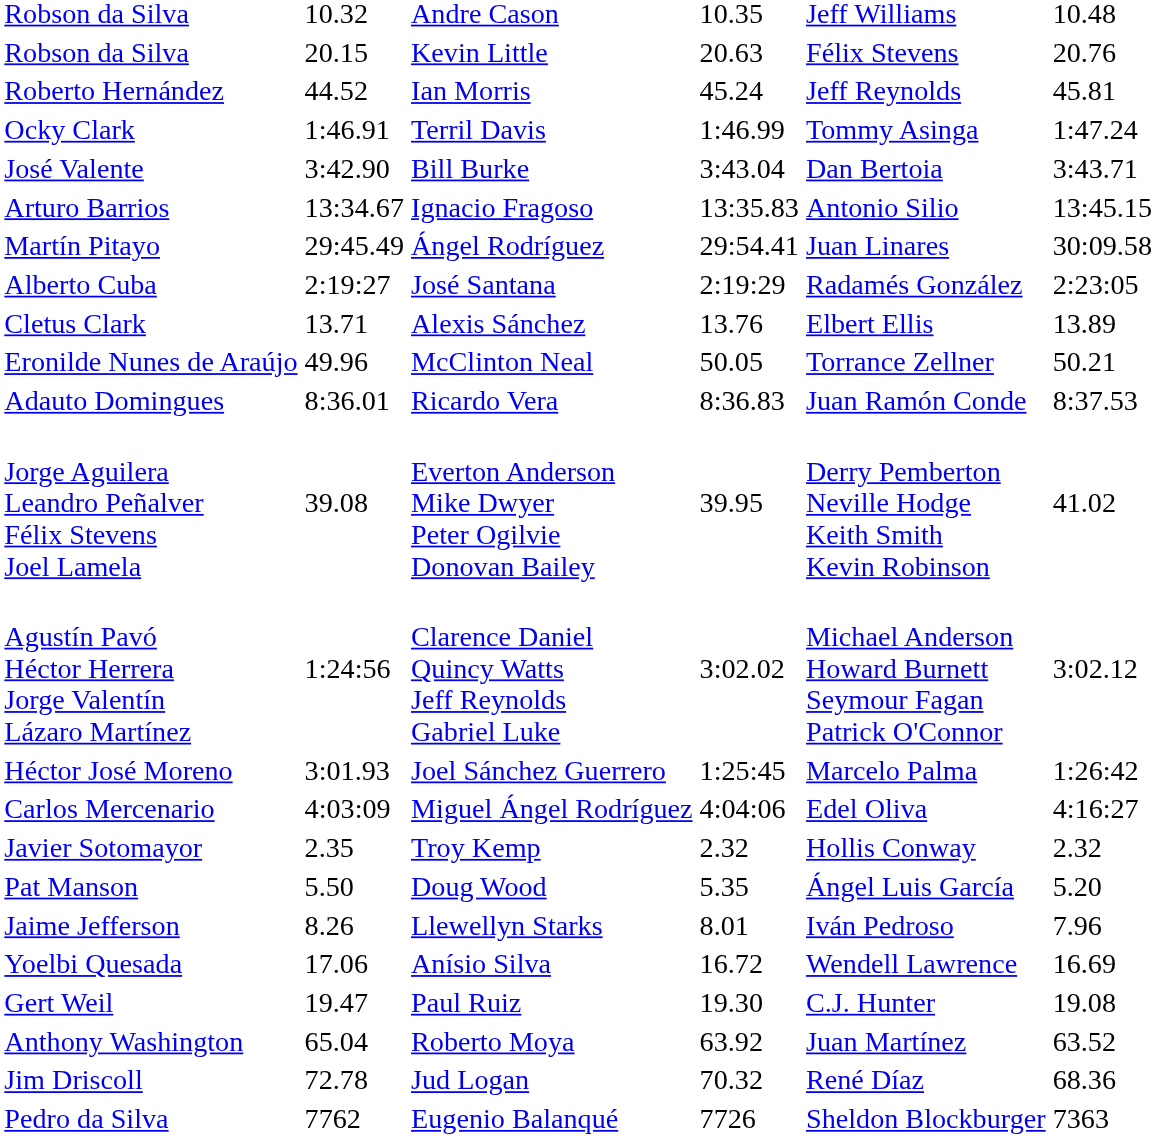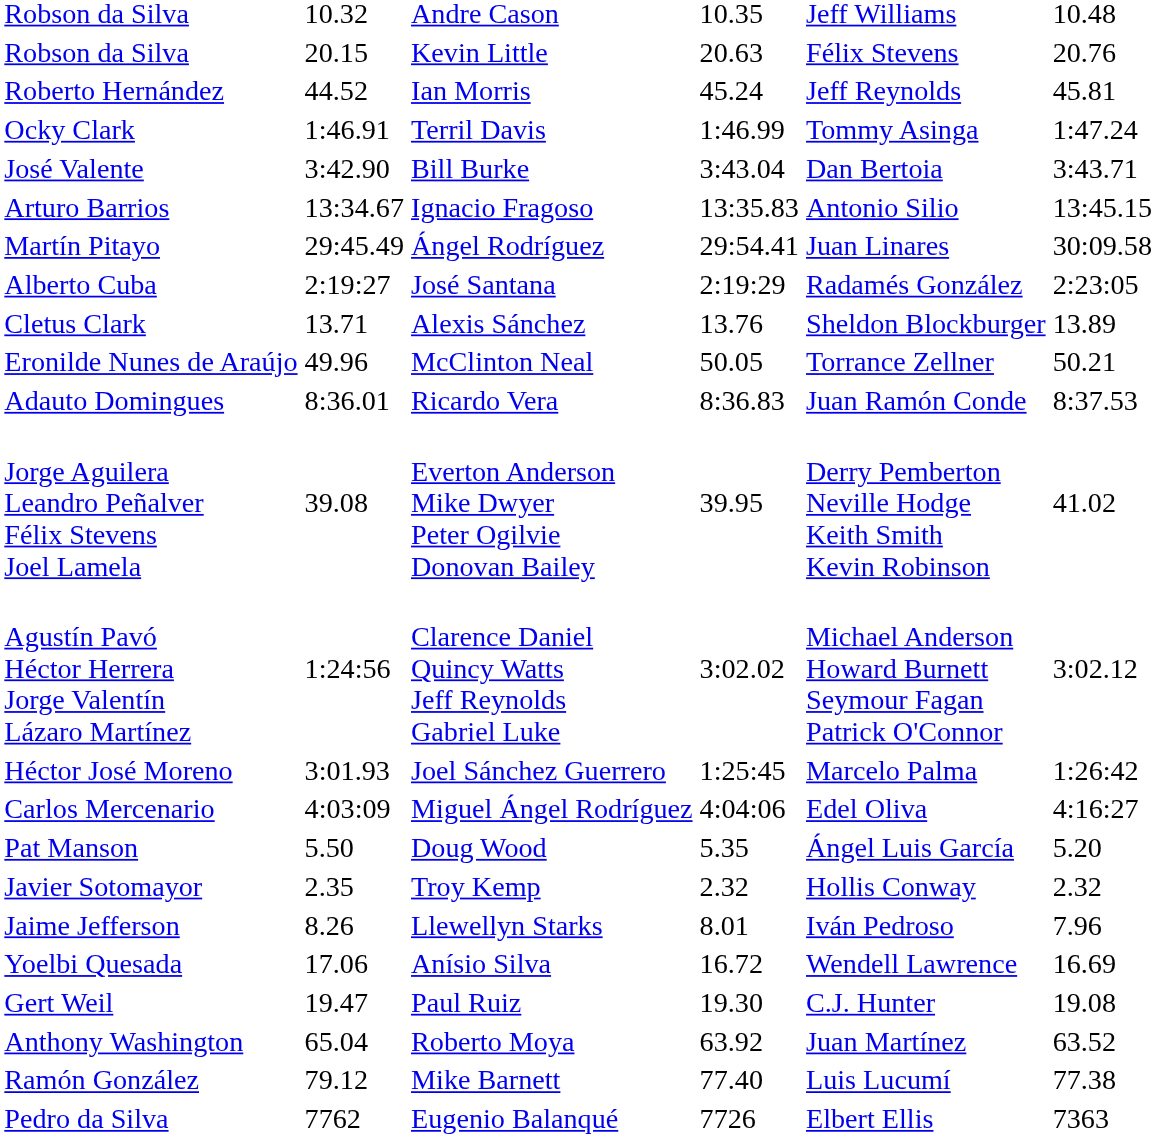(870, 323) Elbert Ellis -> (926, 323) Sheldon Blockburger
rows swapped: (103, 847) <-> (71, 886)
- row: (74, 1080)
+ row: (102, 1080)
(926, 1119) Sheldon Blockburger -> (870, 1119) Elbert Ellis
